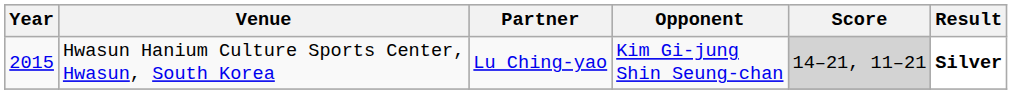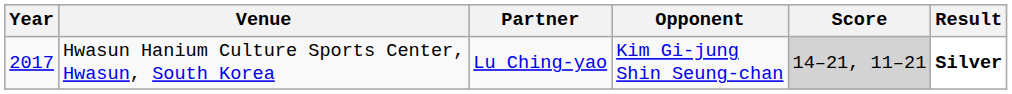(32, 62) 2015 -> (32, 62) 2017
